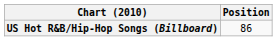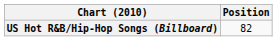(246, 28) 86 -> (246, 28) 82
